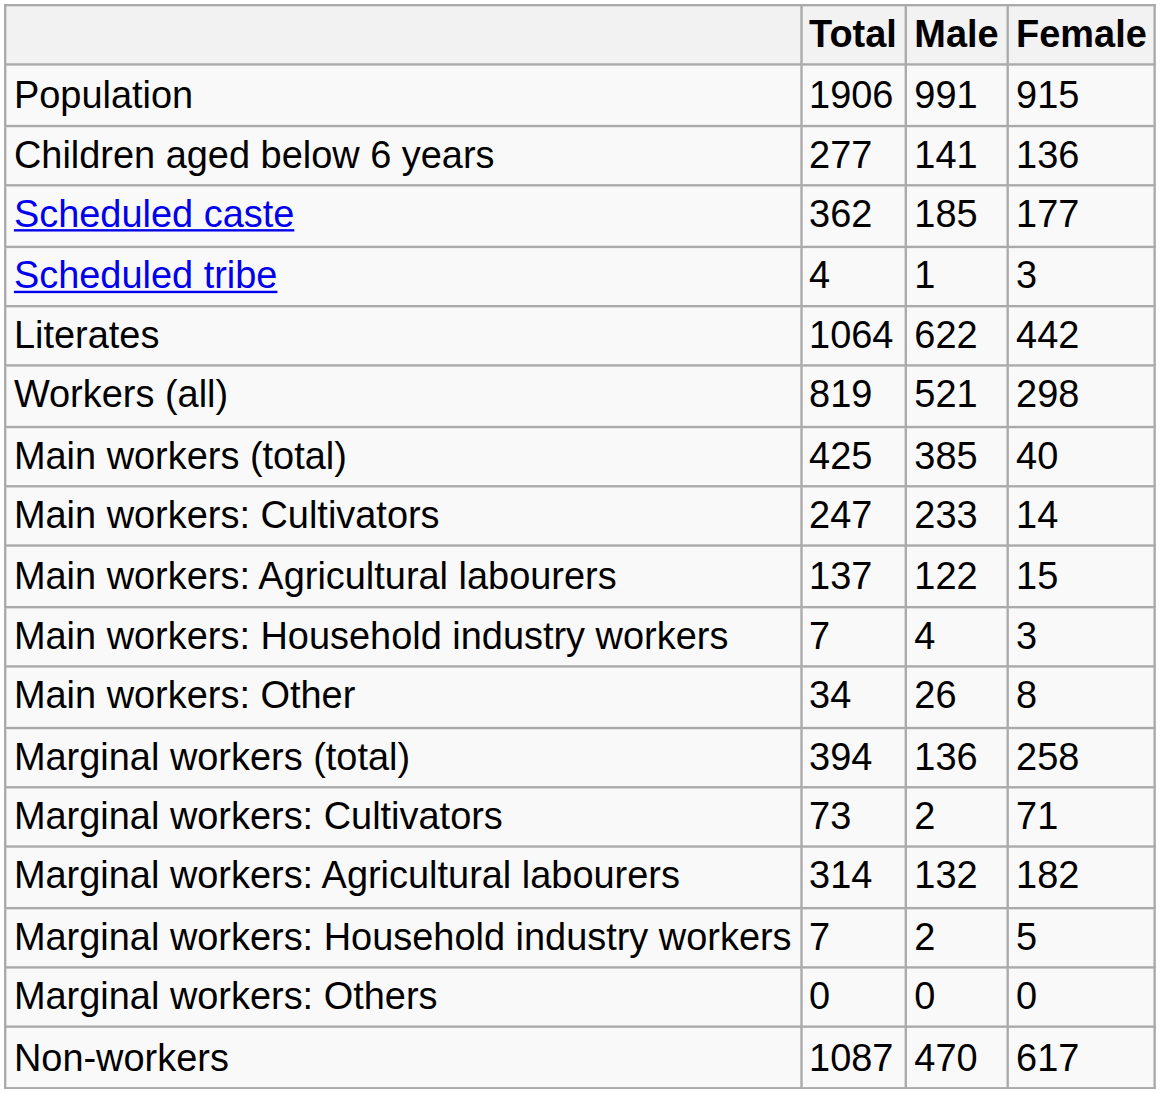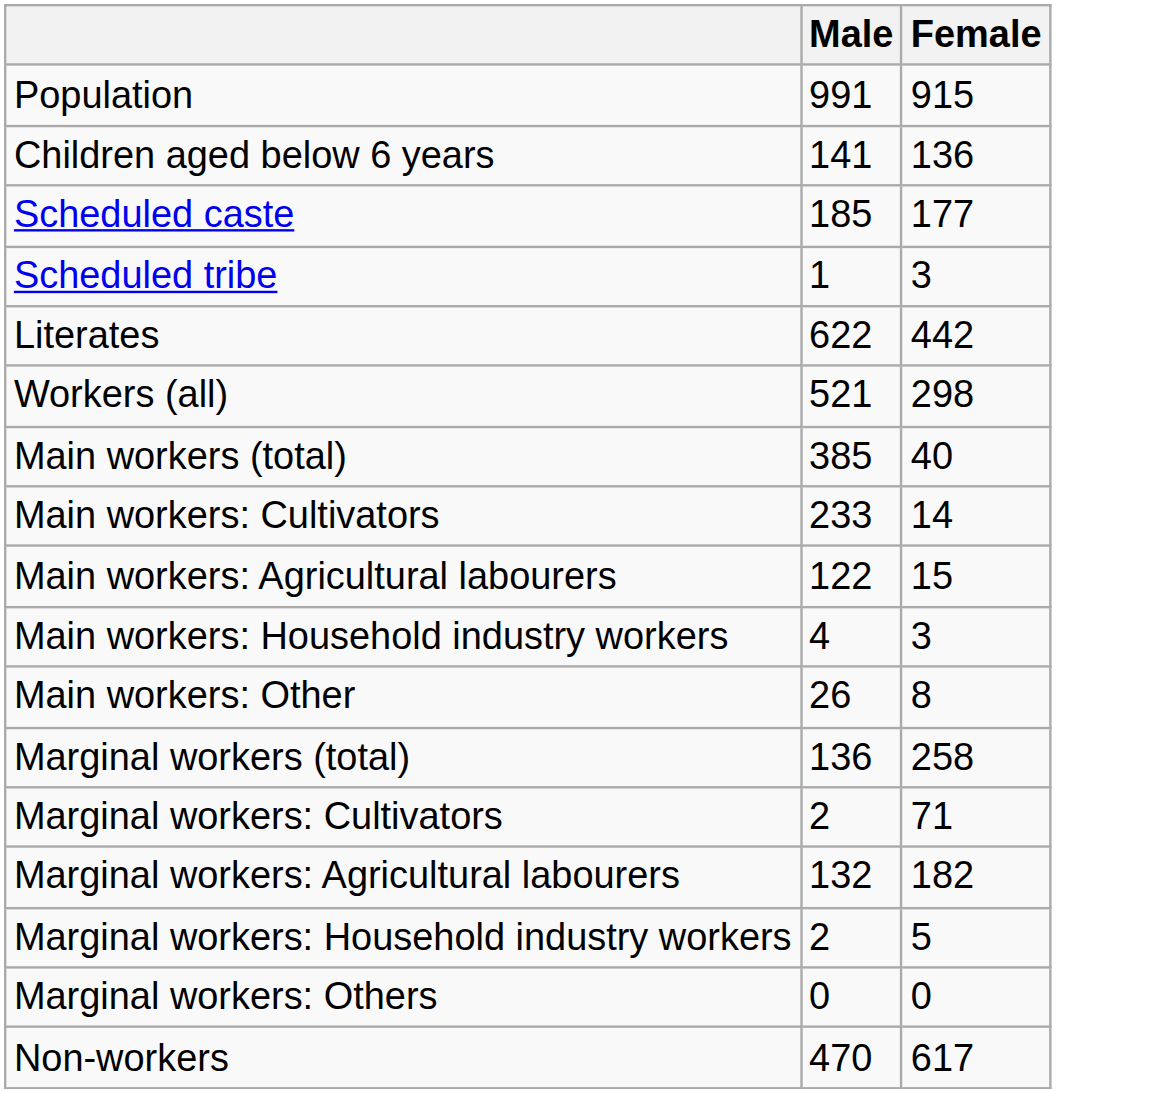- column: (853, 34)
